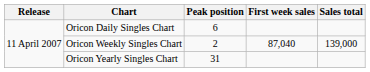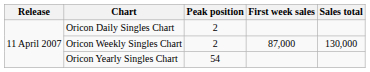(215, 28) 6 -> (215, 28) 2
(282, 43) 87,040 -> (282, 43) 87,000
(341, 43) 139,000 -> (341, 43) 130,000
(215, 59) 31 -> (215, 59) 54
